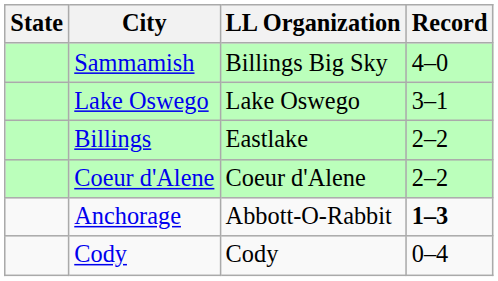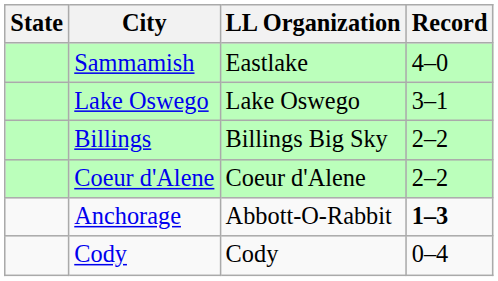(307, 62) Billings Big Sky -> (267, 62) Eastlake
(267, 139) Eastlake -> (307, 139) Billings Big Sky
